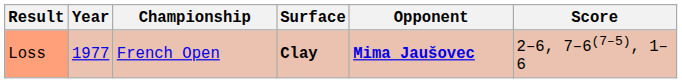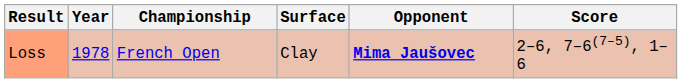(91, 54) 1977 -> (91, 54) 1978
(299, 54) bold -> (299, 54) normal
